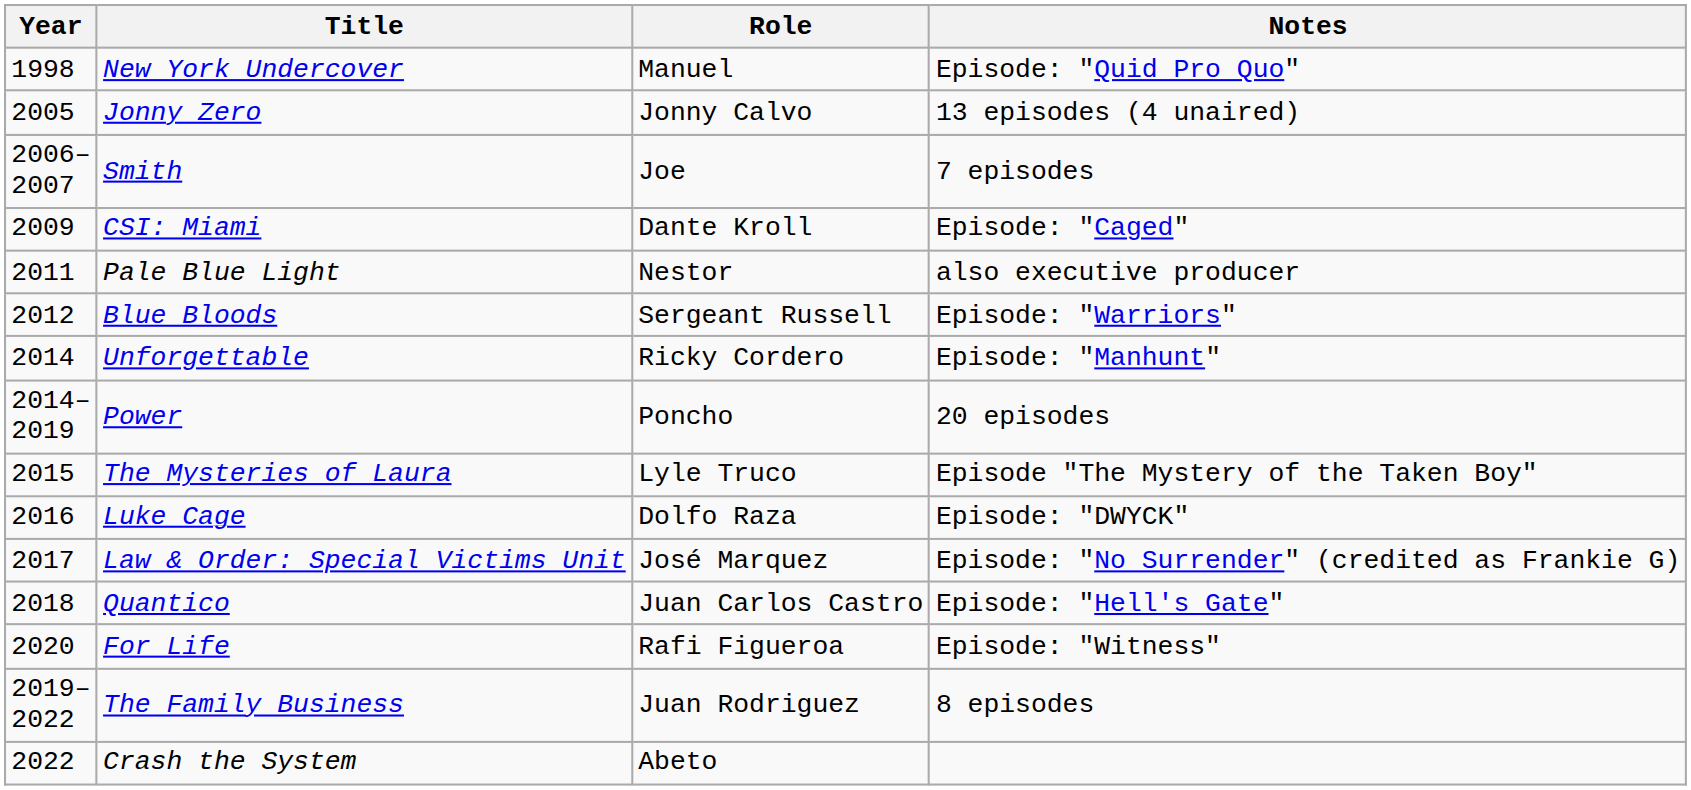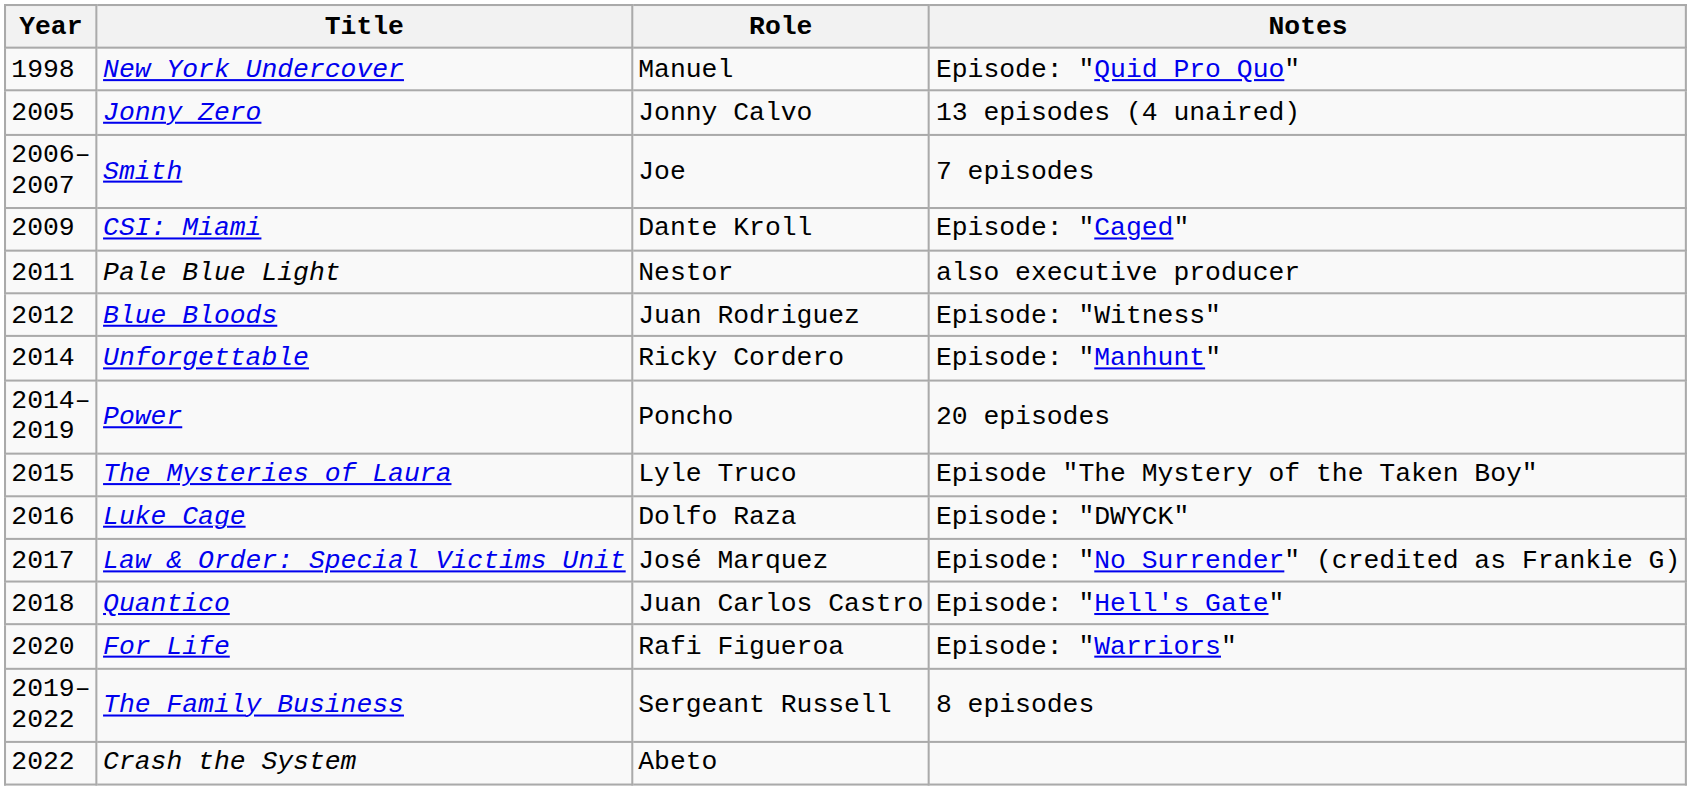(765, 315) Sergeant Russell -> (749, 315) Juan Rodriguez
(1086, 315) Episode: "Warriors" -> (1078, 315) Episode: "Witness"
(1078, 647) Episode: "Witness" -> (1086, 647) Episode: "Warriors"
(749, 705) Juan Rodriguez -> (765, 705) Sergeant Russell
